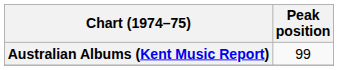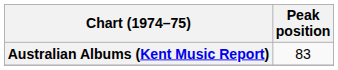(303, 53) 99 -> (303, 53) 83
